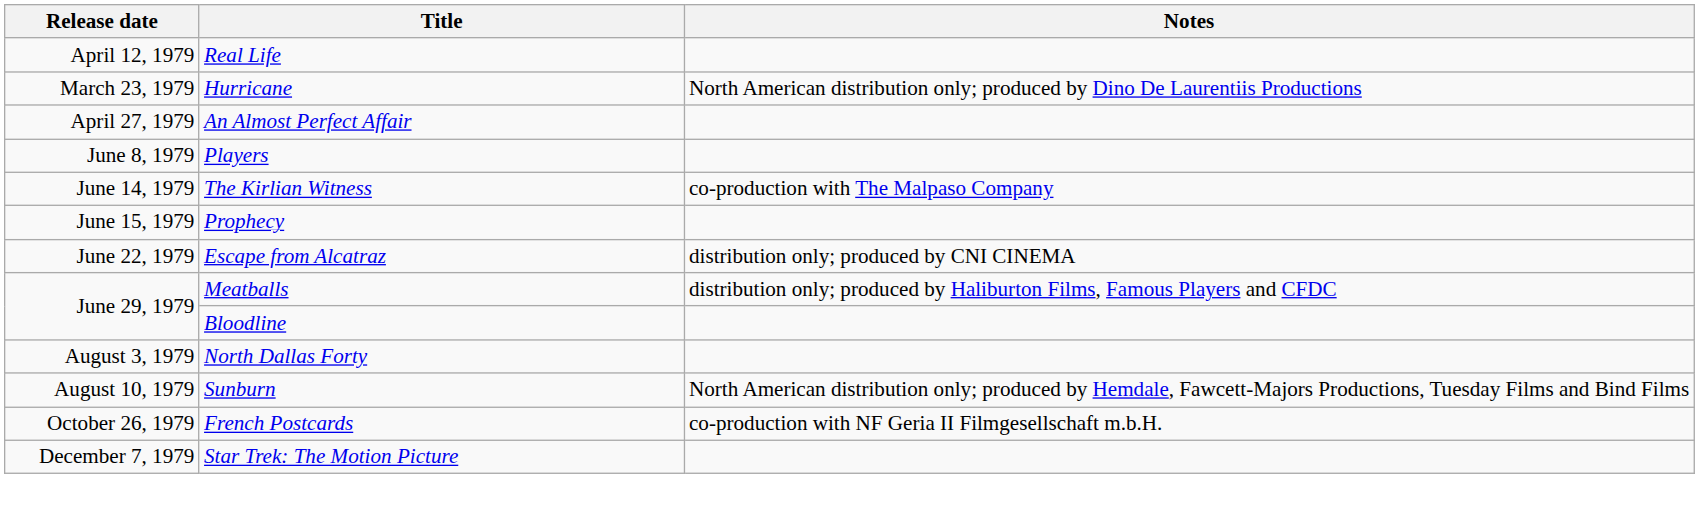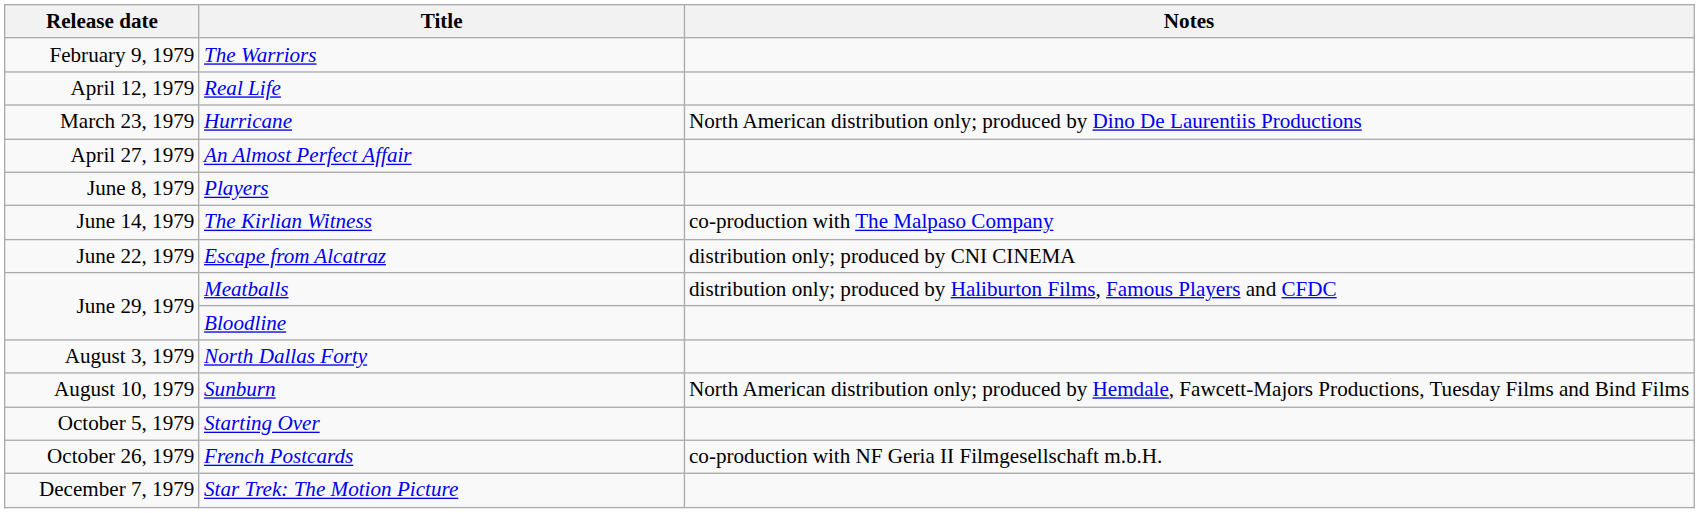+ row: (260, 54)
- row: (244, 222)
+ row: (262, 423)
